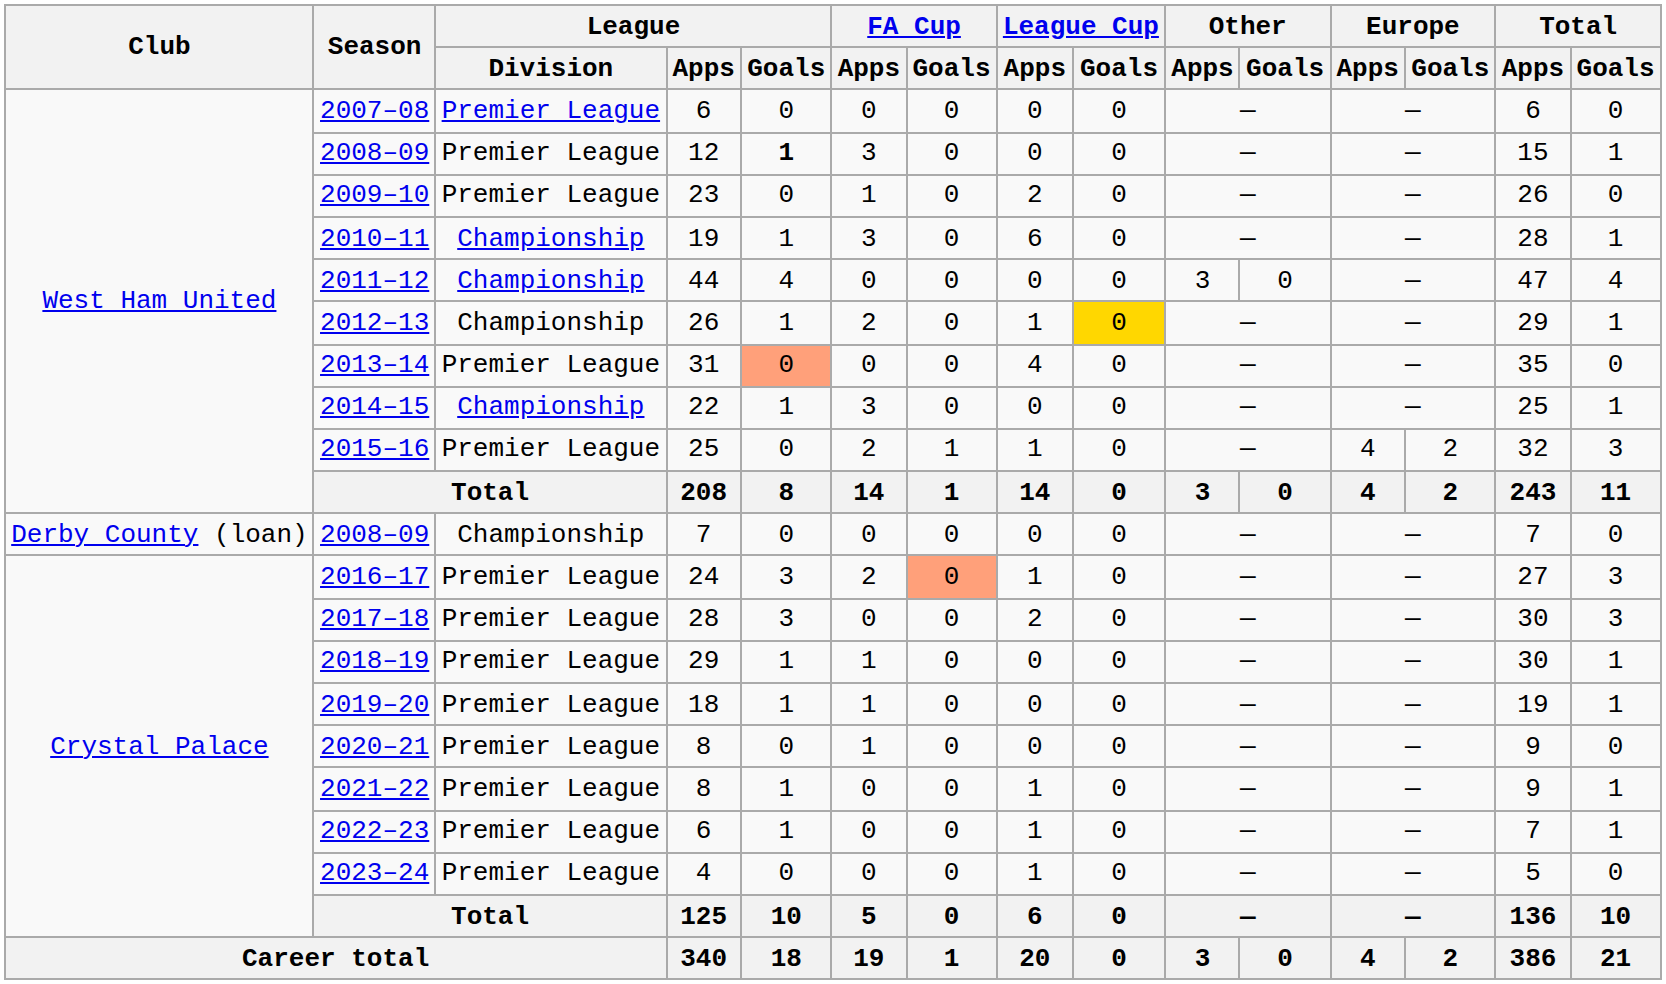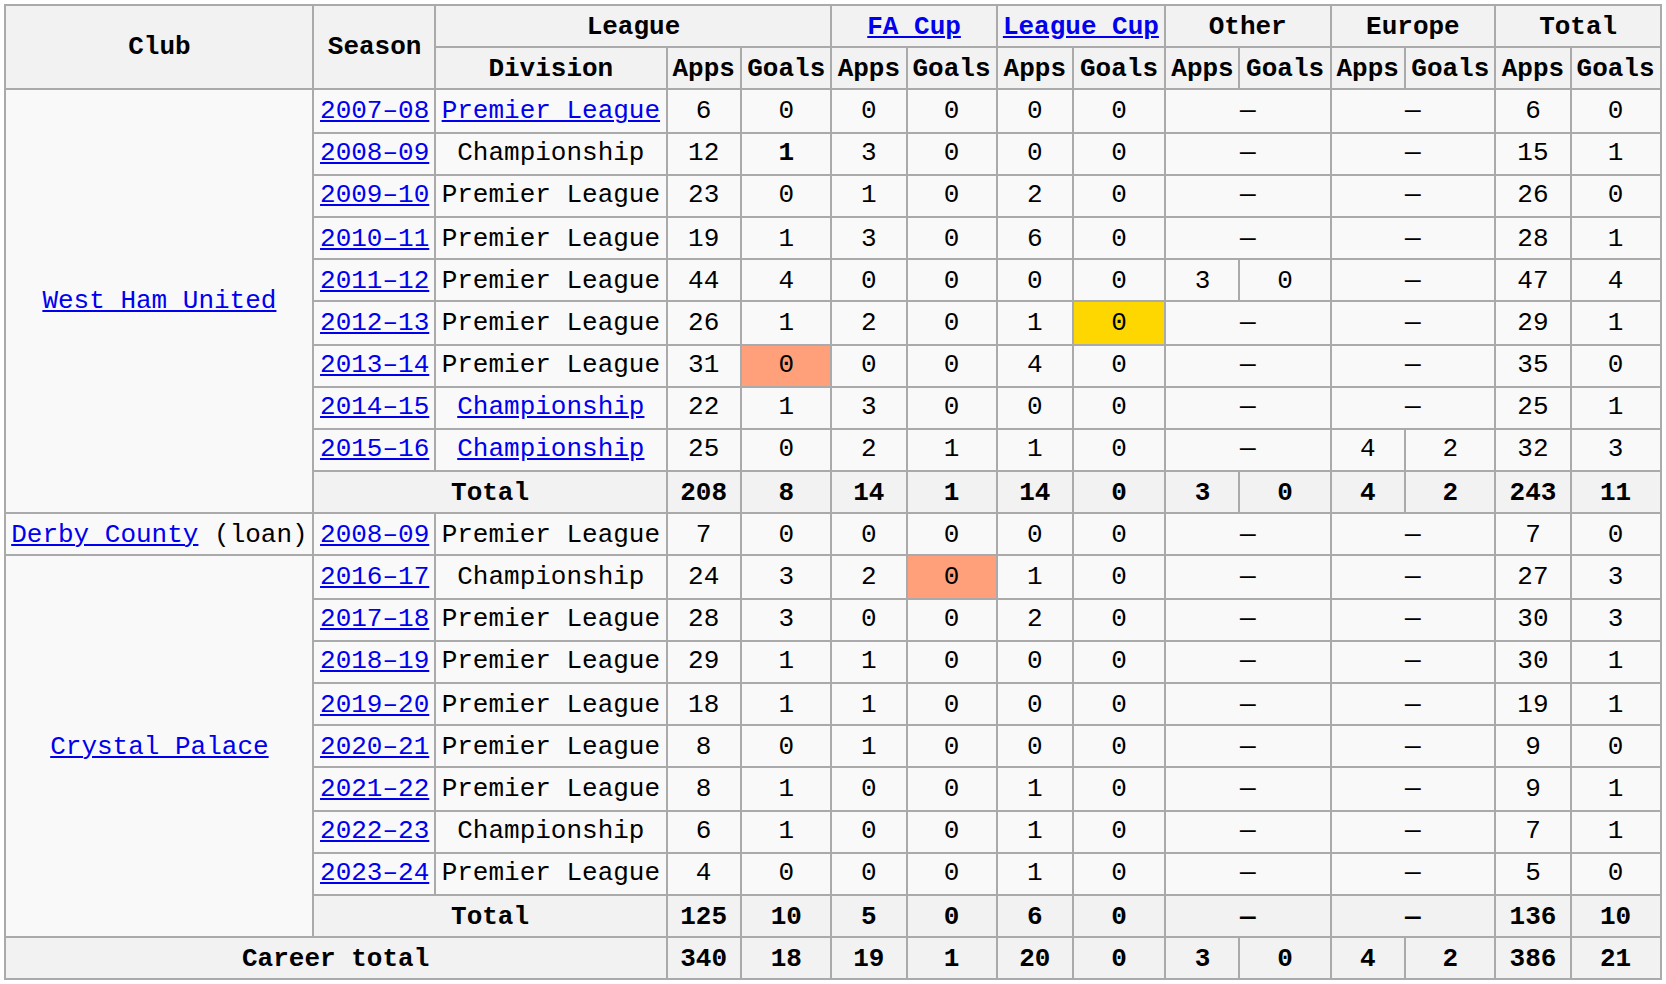(551, 153) Premier League -> (551, 153) Championship
(551, 238) Championship -> (551, 238) Premier League
(551, 280) Championship -> (551, 280) Premier League
(551, 323) Championship -> (551, 323) Premier League
(551, 450) Premier League -> (551, 450) Championship
(551, 535) Championship -> (551, 535) Premier League
(551, 577) Premier League -> (551, 577) Championship
(551, 831) Premier League -> (551, 831) Championship
